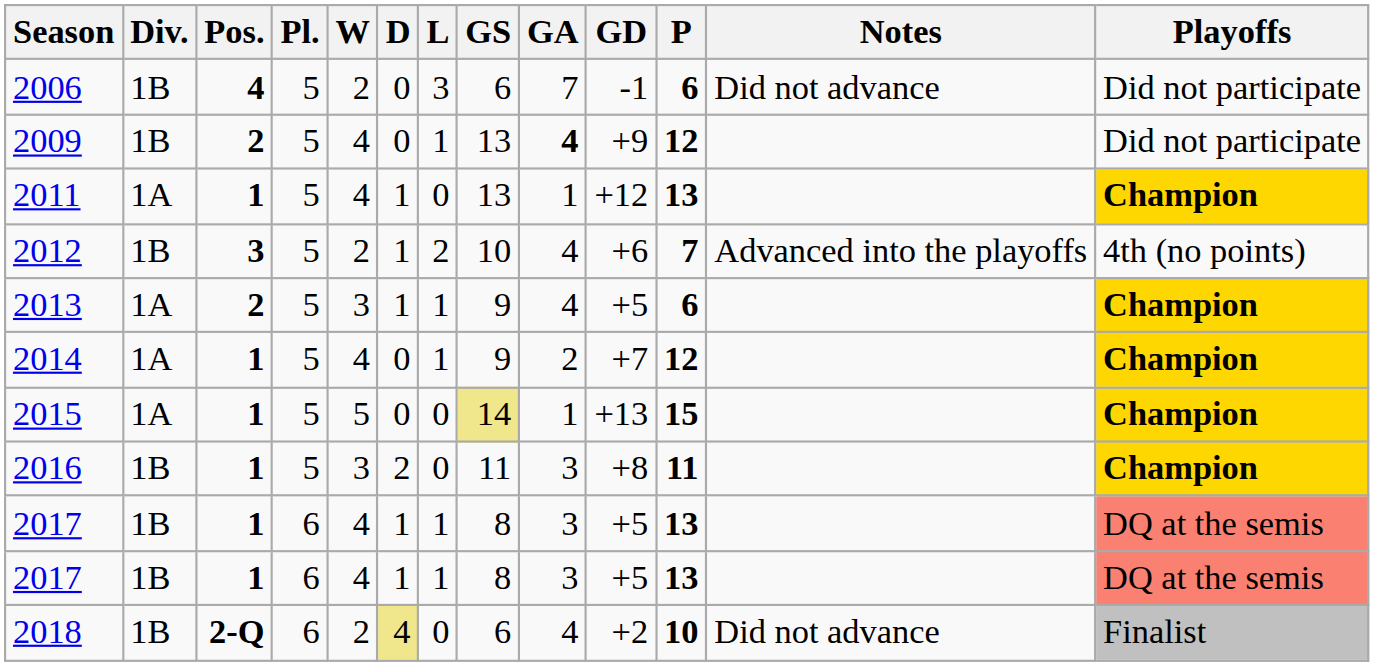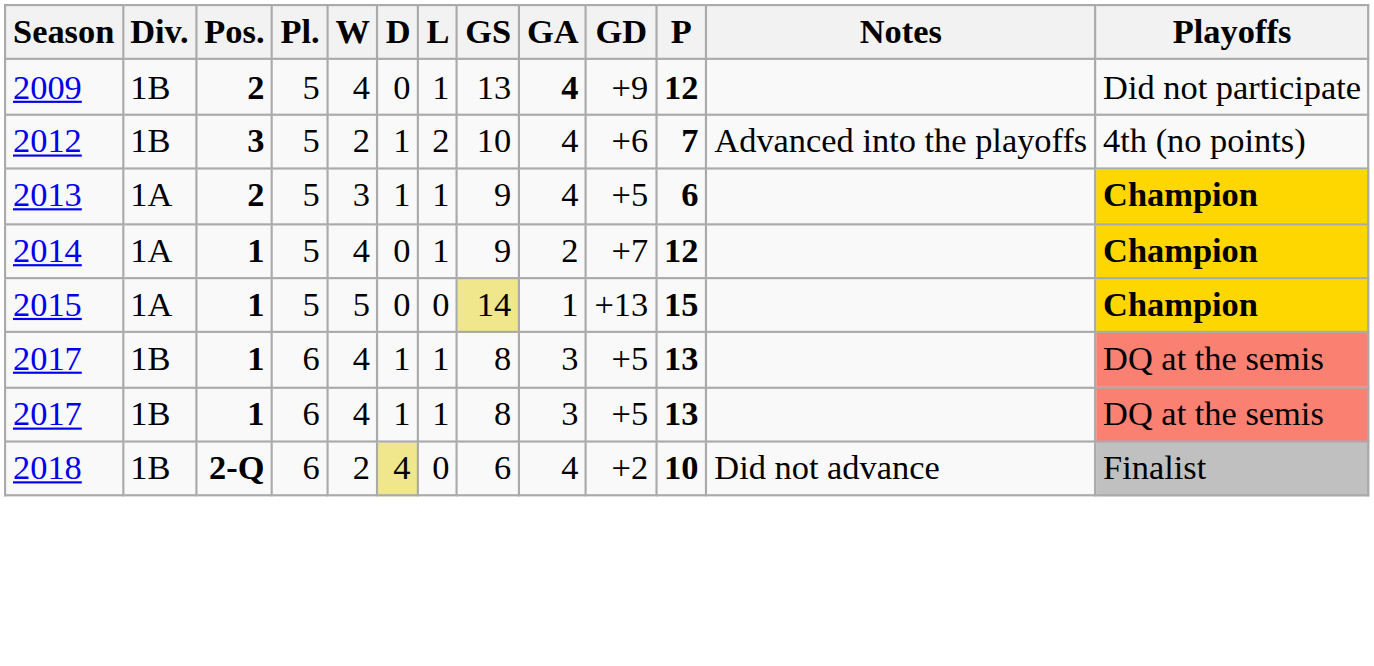- row: (47, 86)
- row: (47, 195)
- row: (47, 468)
